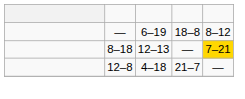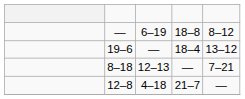+ row: (120, 50)
(218, 50) gold background -> (221, 68) no background
